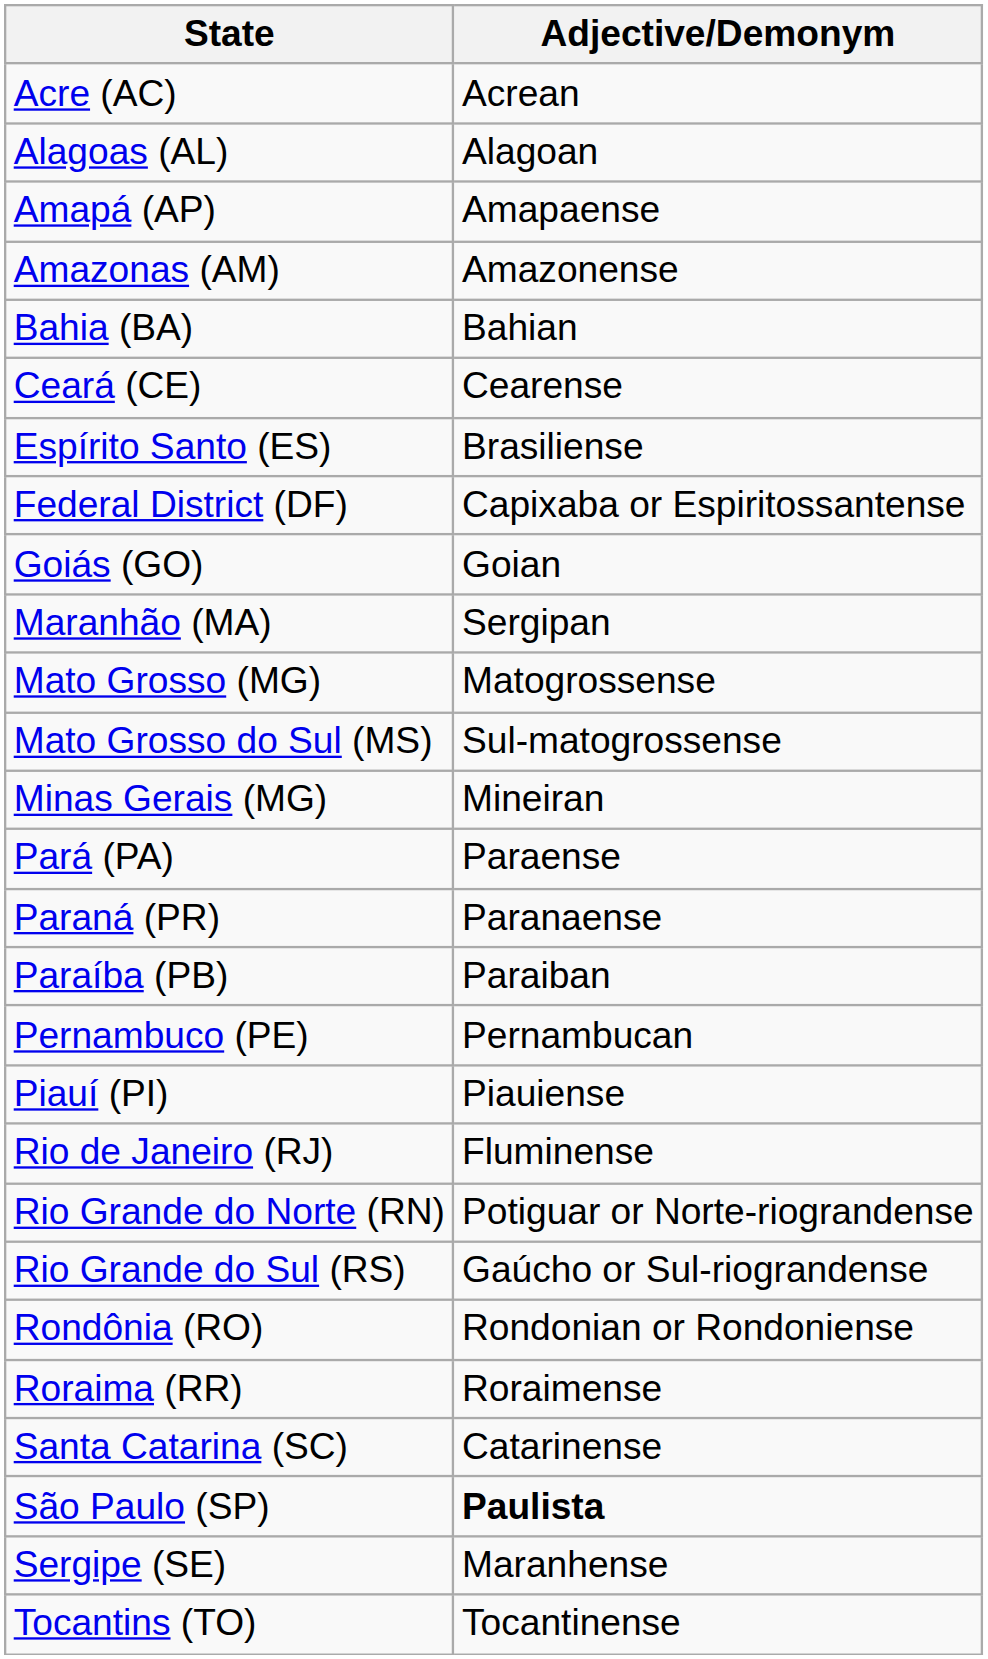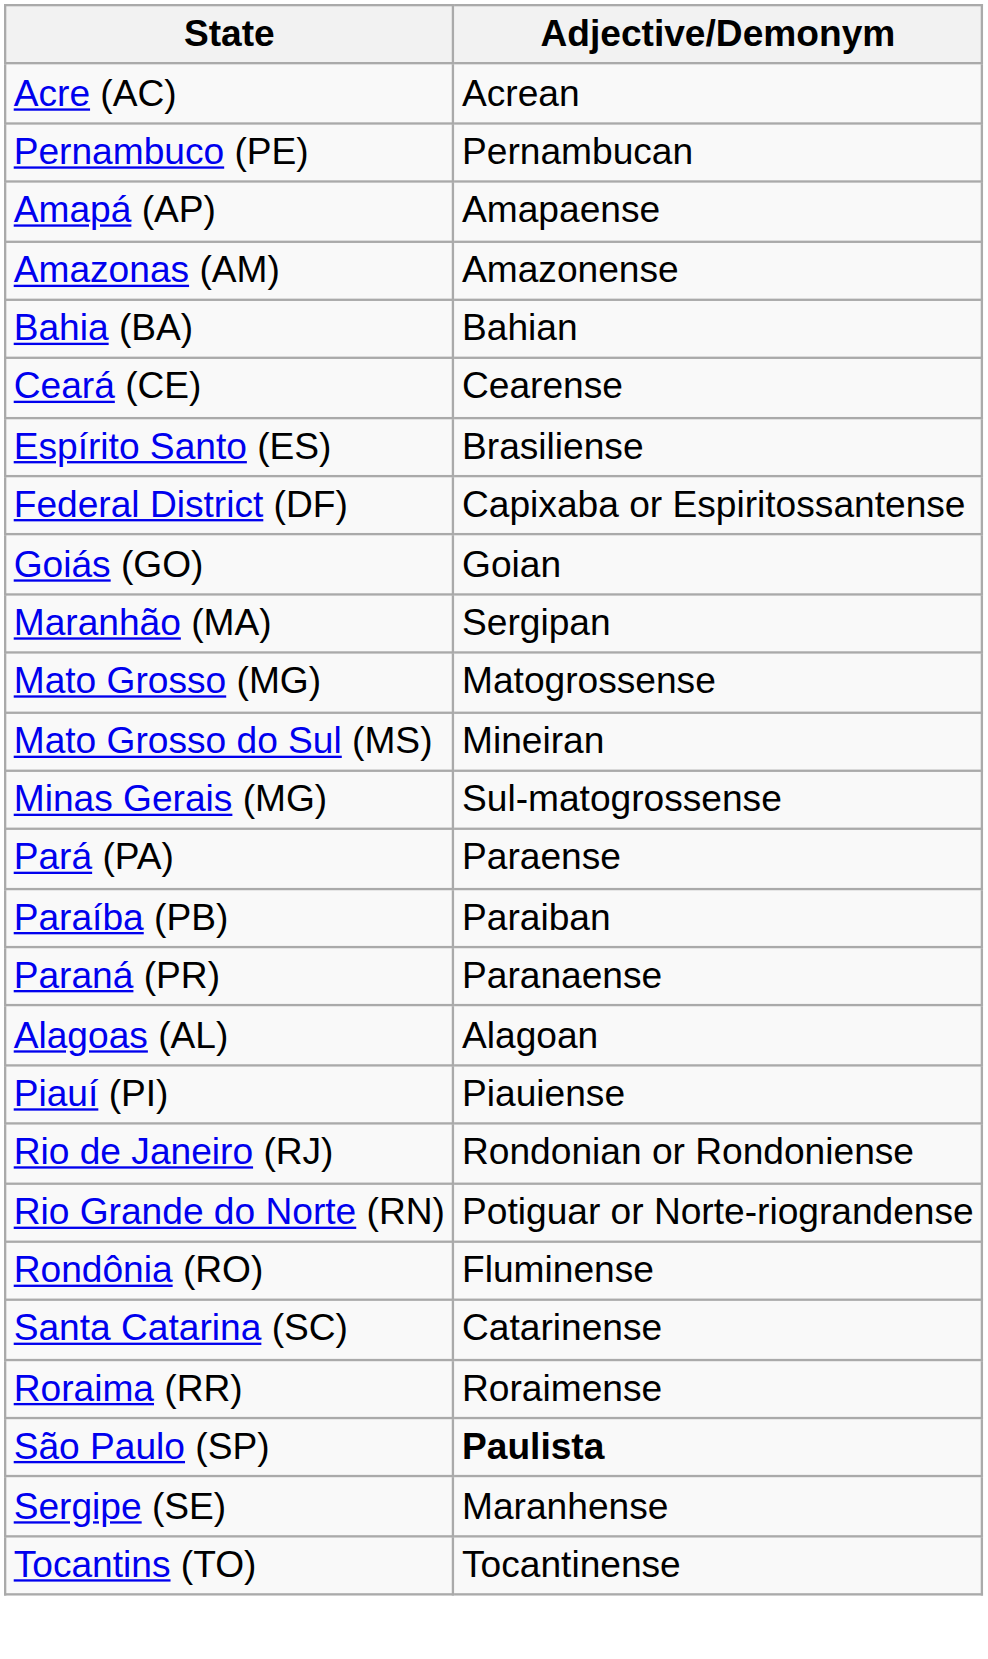rows swapped: (121, 151) <-> (161, 1034)
(622, 740) Sul-matogrossense -> (533, 740) Mineiran
(533, 799) Mineiran -> (622, 799) Sul-matogrossense
rows swapped: (121, 975) <-> (117, 916)
(558, 1152) Fluminense -> (688, 1152) Rondonian or Rondoniense
- row: (210, 1270)
(688, 1329) Rondonian or Rondoniense -> (558, 1270) Fluminense
rows swapped: (128, 1387) <-> (181, 1446)
